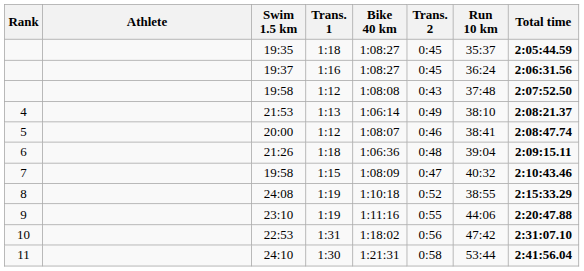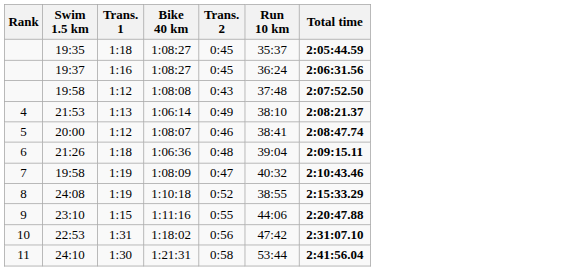- column: (147, 22)
(329, 173) 1:15 -> (121, 173) 1:19
(329, 214) 1:19 -> (121, 214) 1:15
